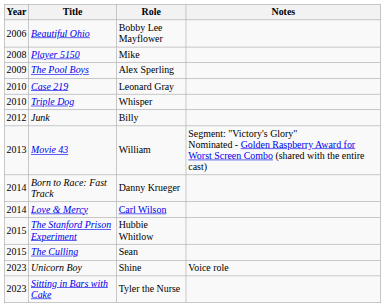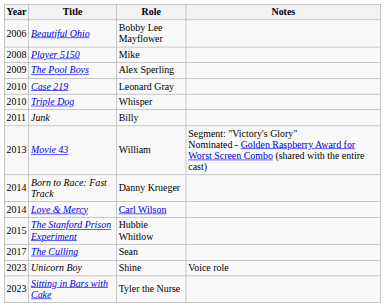(17, 117) 2012 -> (16, 117) 2011
(17, 252) 2015 -> (17, 252) 2017
